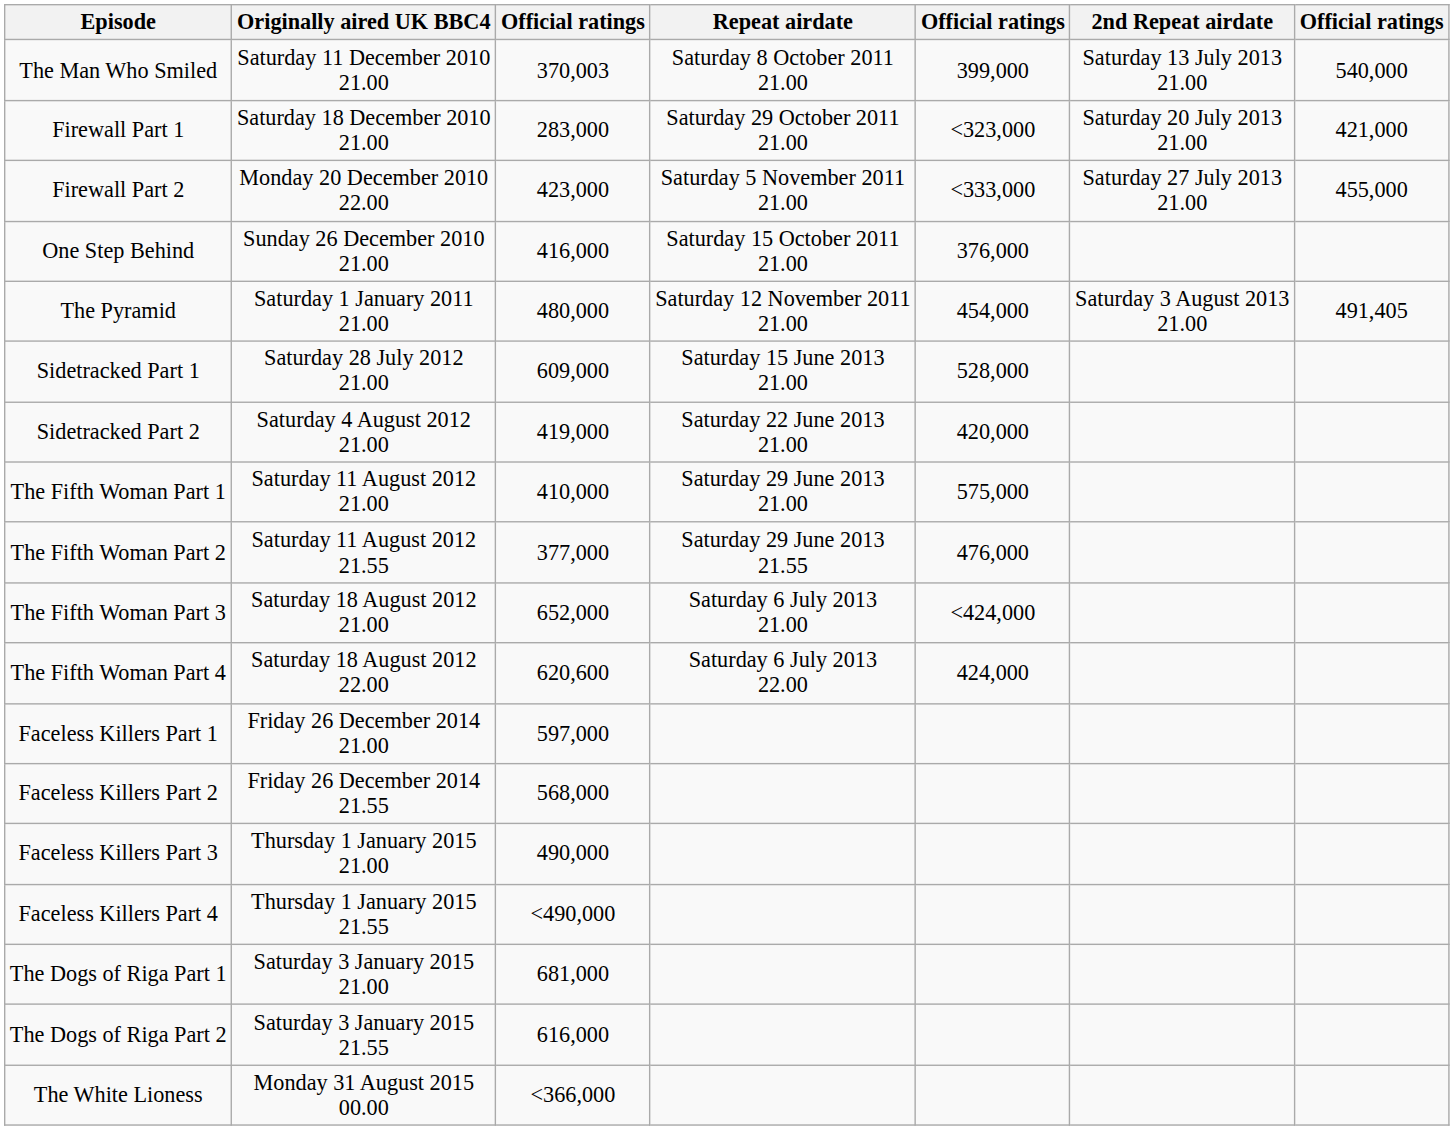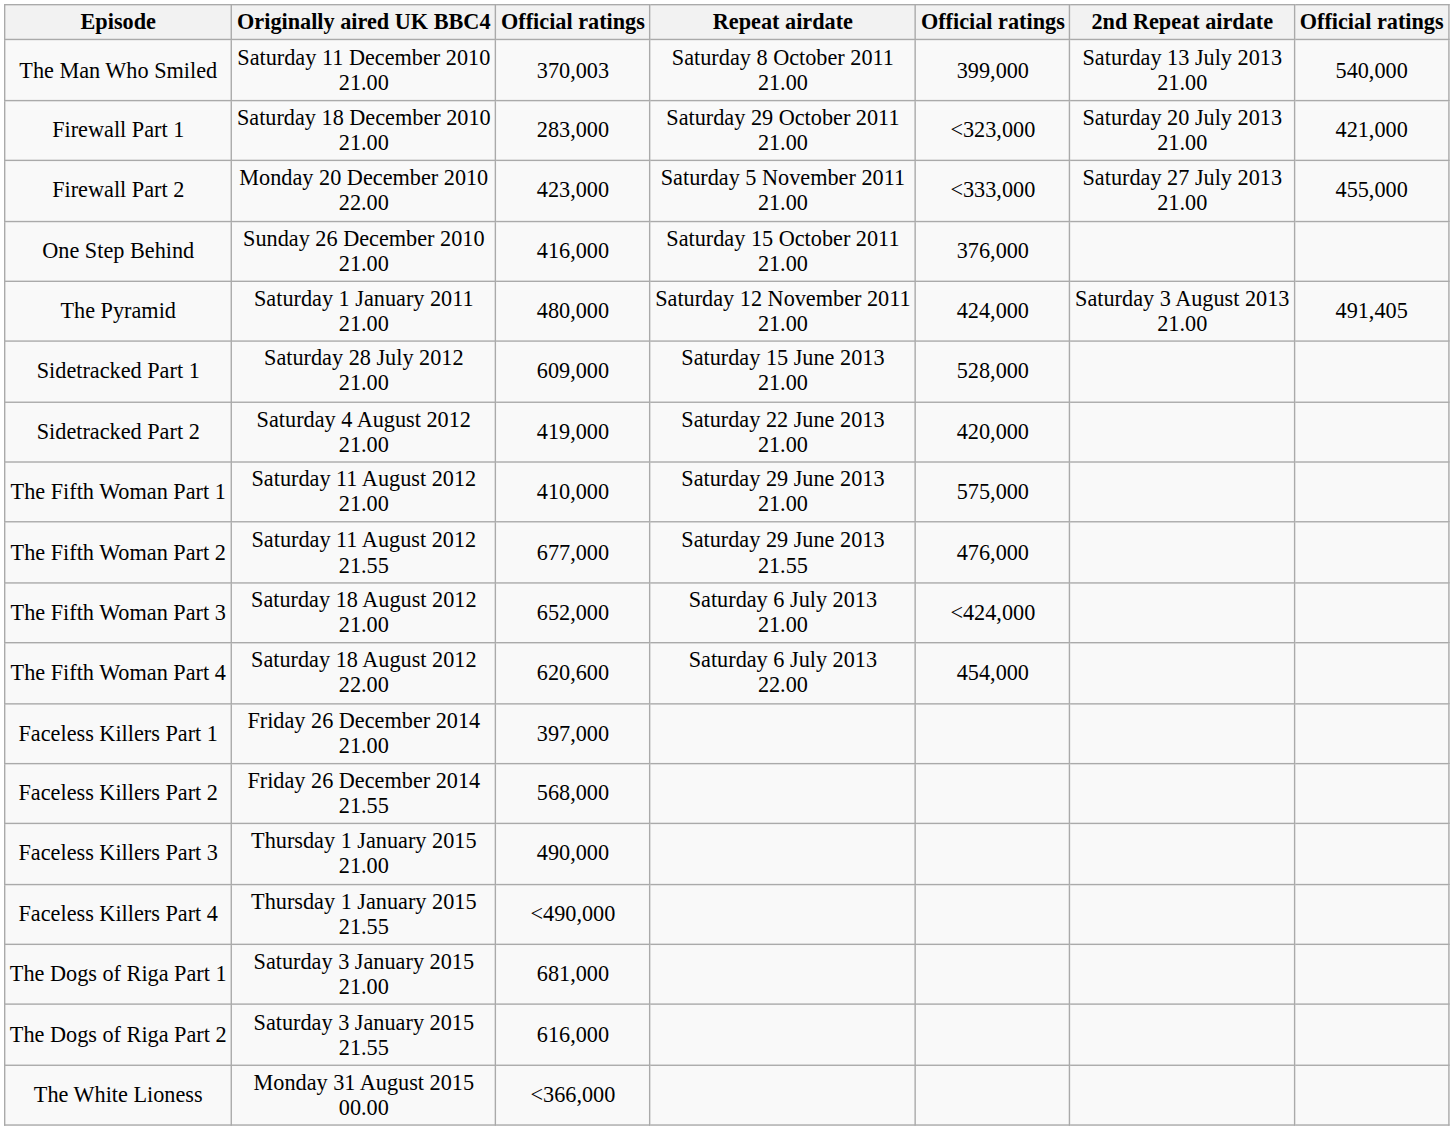(993, 311) 454,000 -> (993, 311) 424,000
(573, 552) 377,000 -> (573, 552) 677,000
(993, 672) 424,000 -> (993, 672) 454,000
(573, 733) 597,000 -> (573, 733) 397,000
